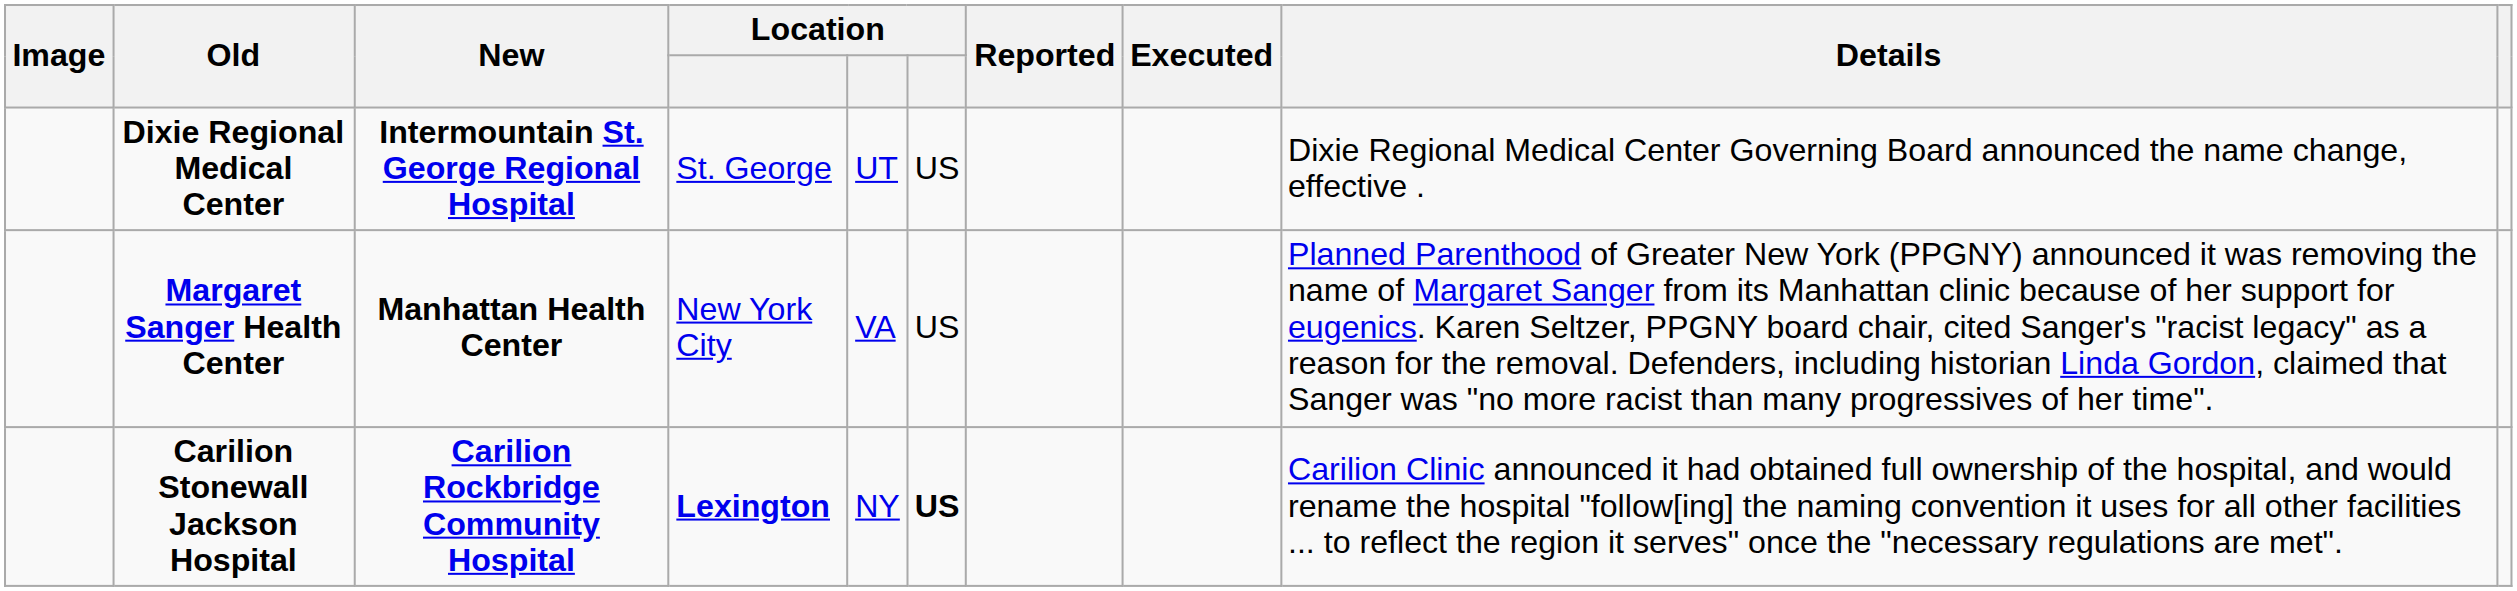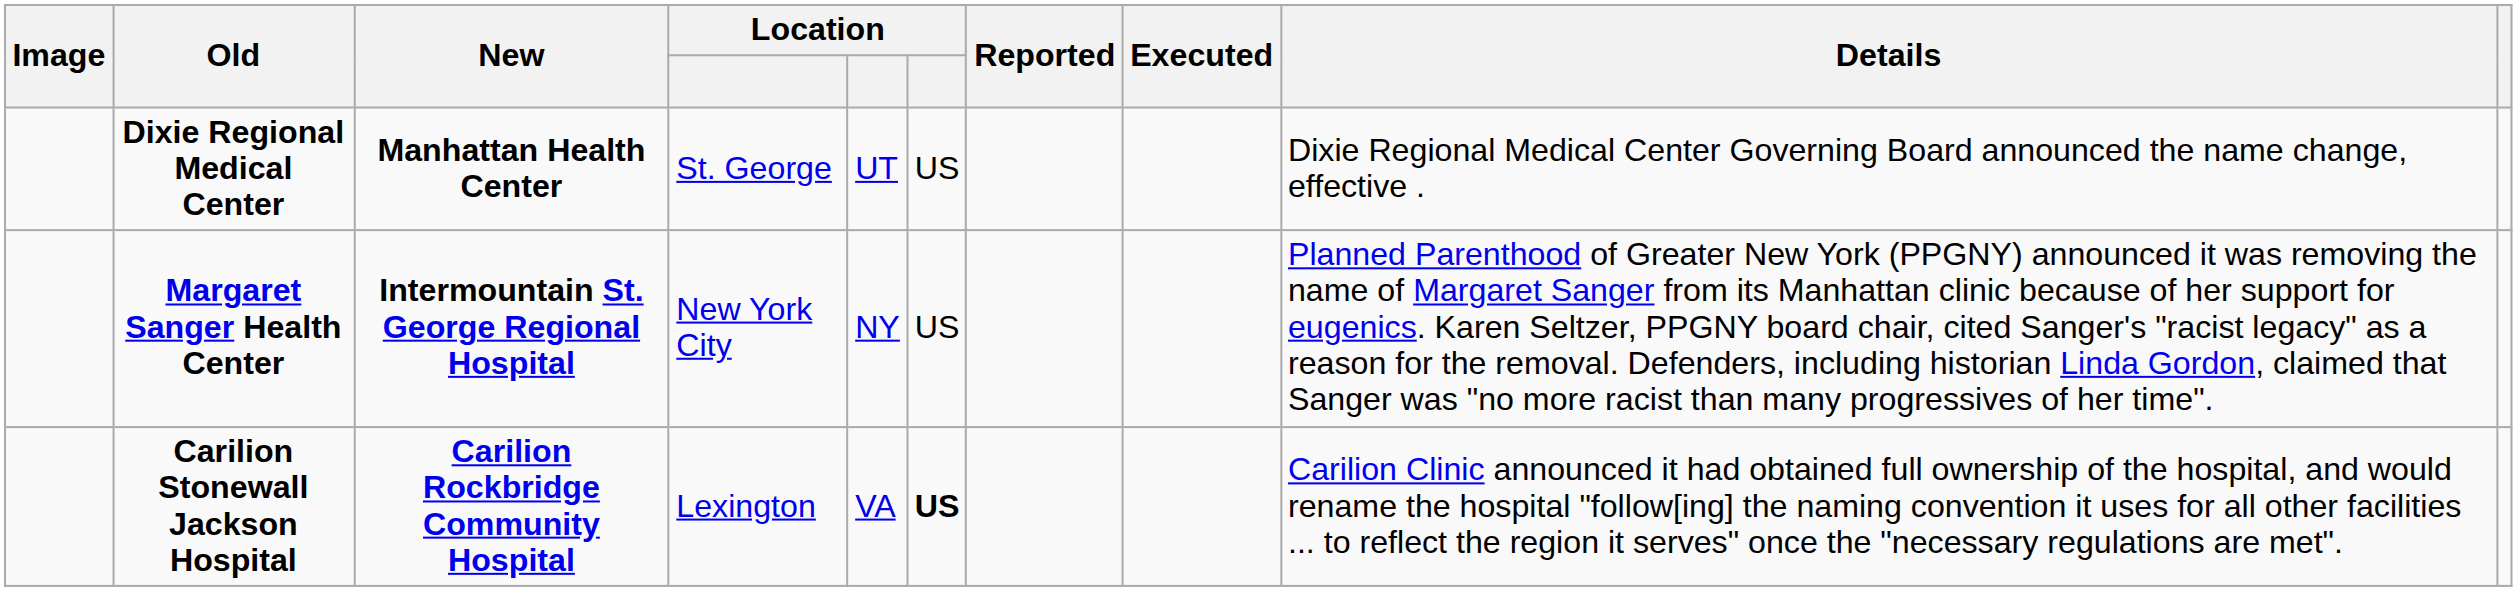(511, 168) Intermountain St. George Regional Hospital -> (511, 168) Manhattan Health Center
(511, 327) Manhattan Health Center -> (511, 327) Intermountain St. George Regional Hospital
(875, 327) VA -> (877, 327) NY
(753, 505) bold -> (746, 505) normal
(877, 505) NY -> (875, 505) VA
